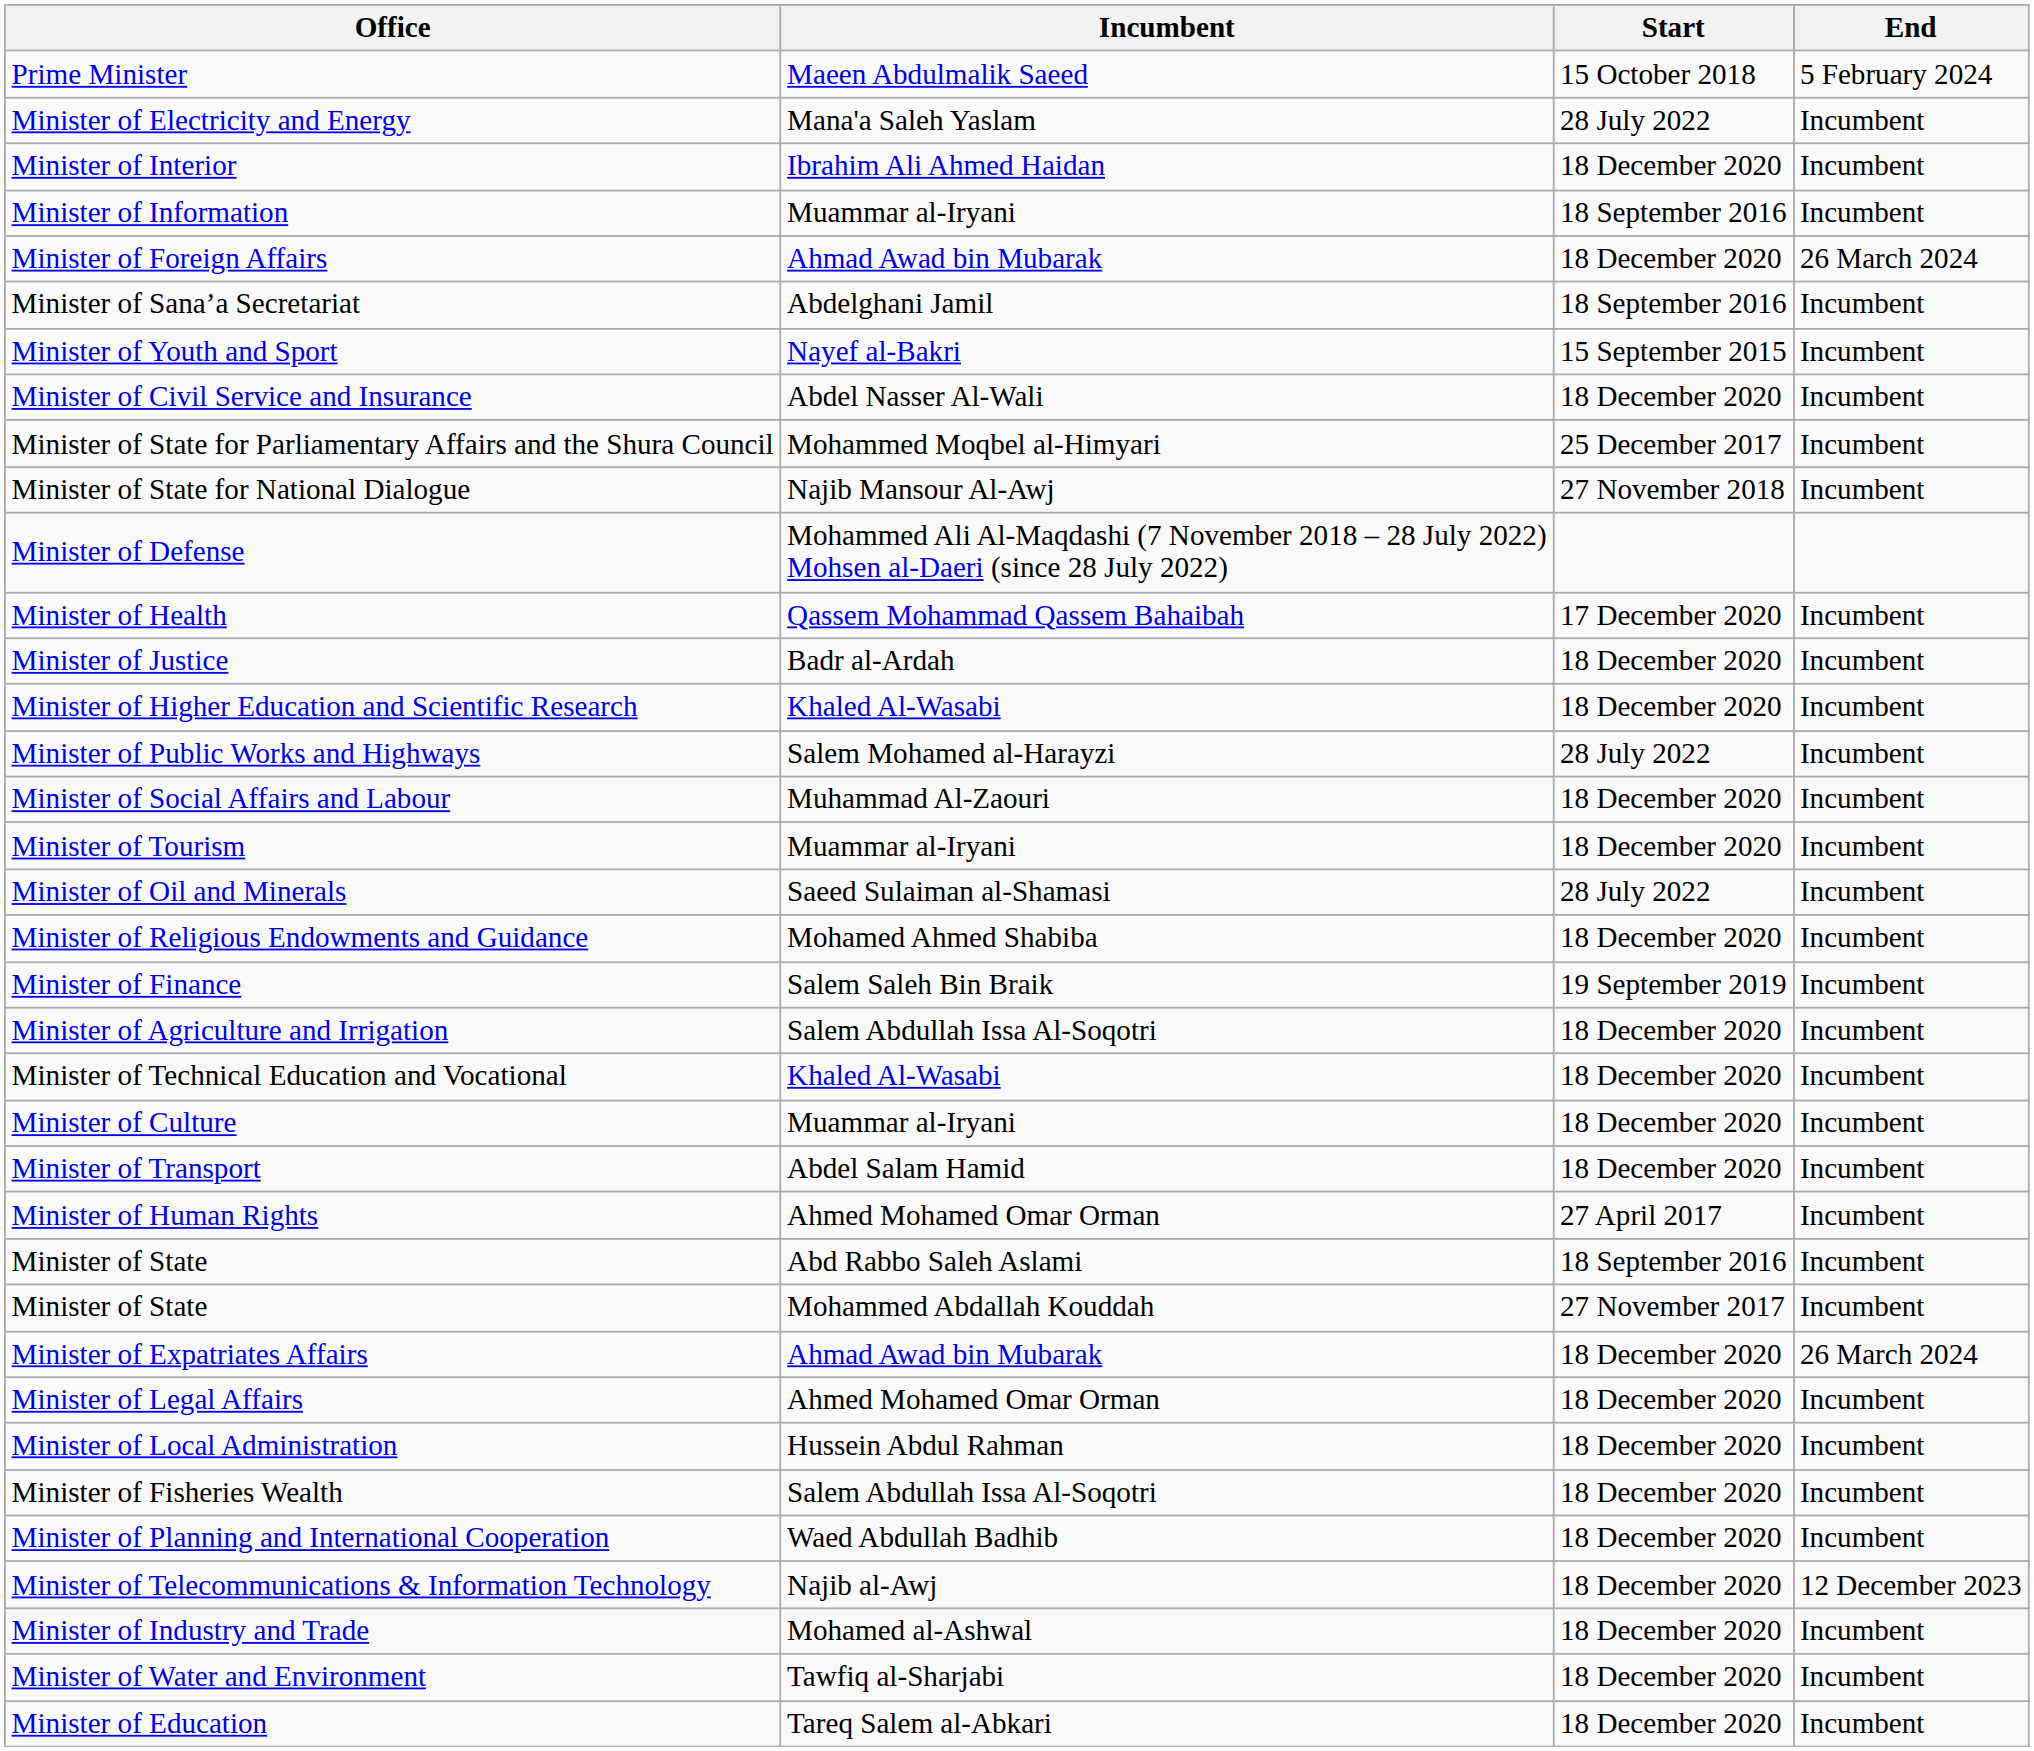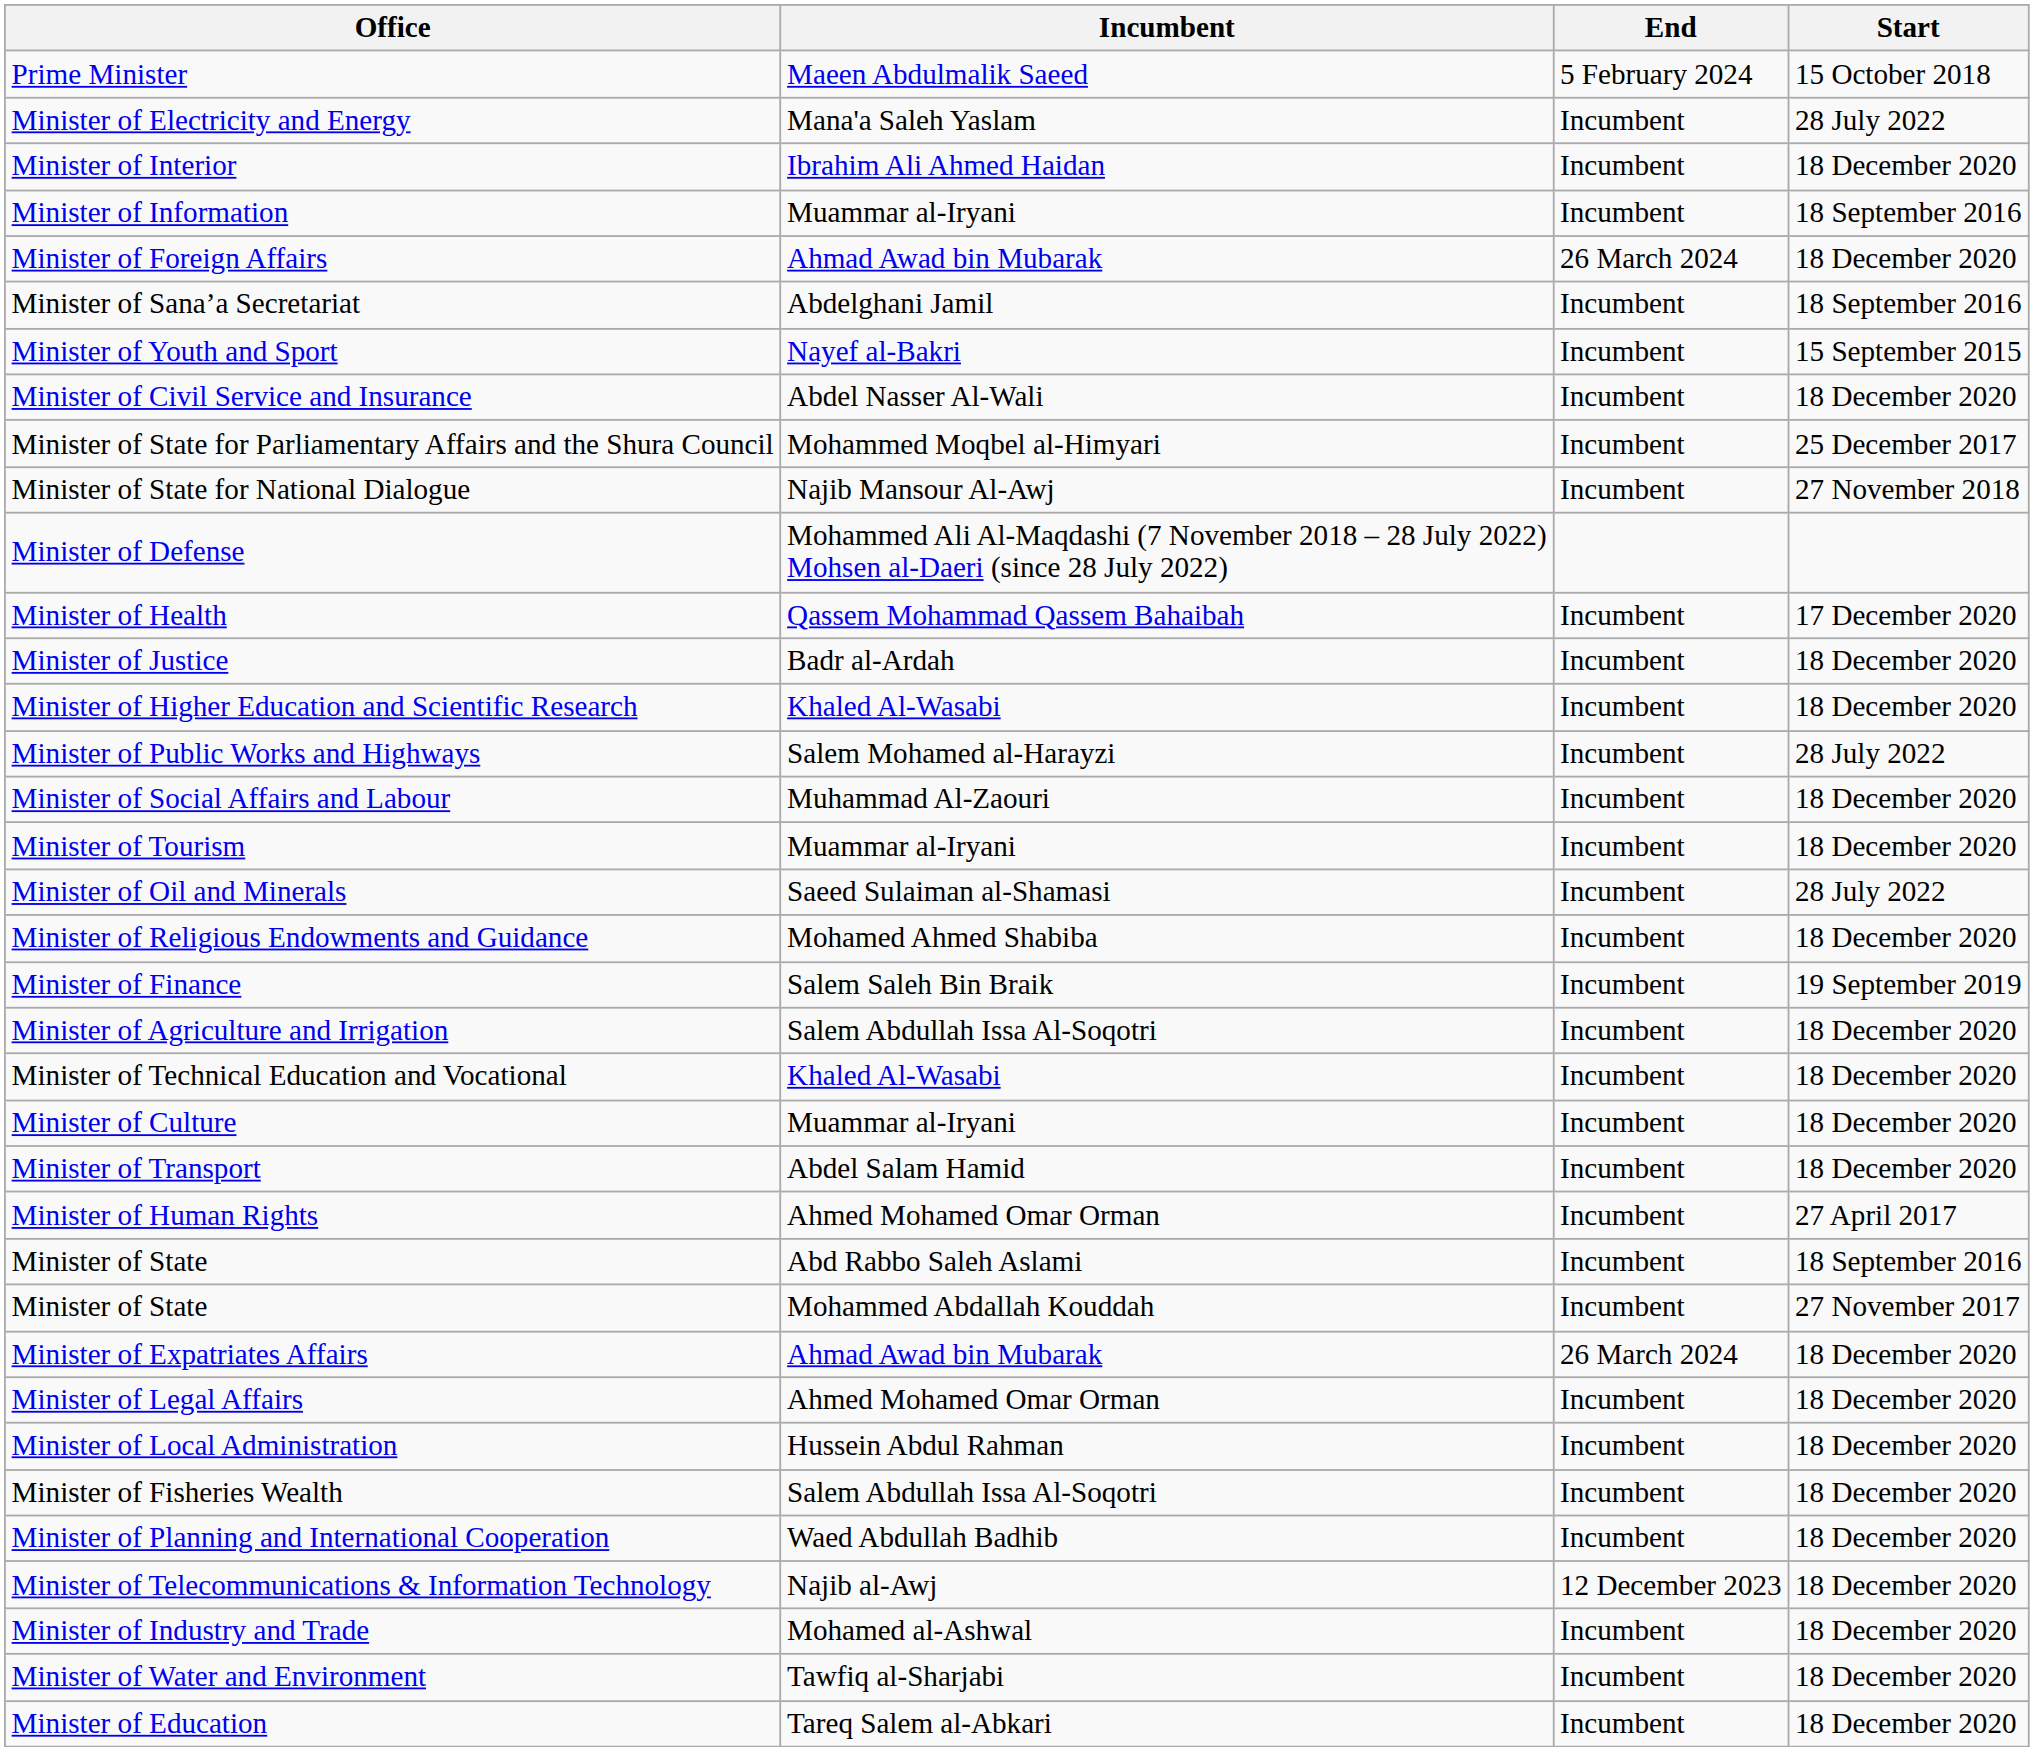columns swapped: (1673, 27) <-> (1911, 27)
